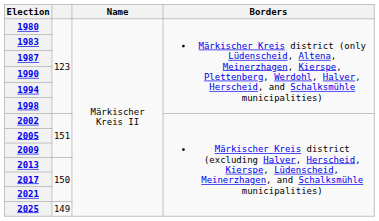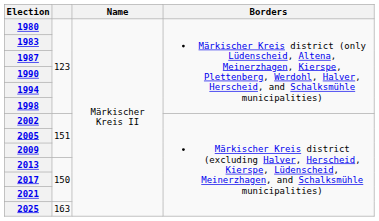(62, 209) 149 -> (62, 209) 163
